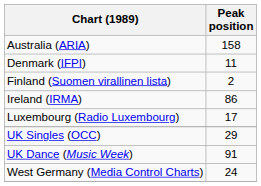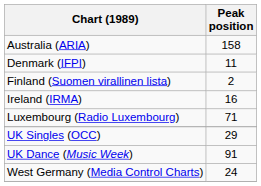(231, 99) 86 -> (231, 99) 16
(231, 117) 17 -> (231, 117) 71
